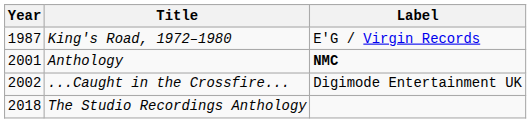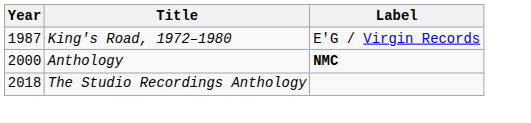(25, 61) 2001 -> (25, 61) 2000
- row: (169, 84)
